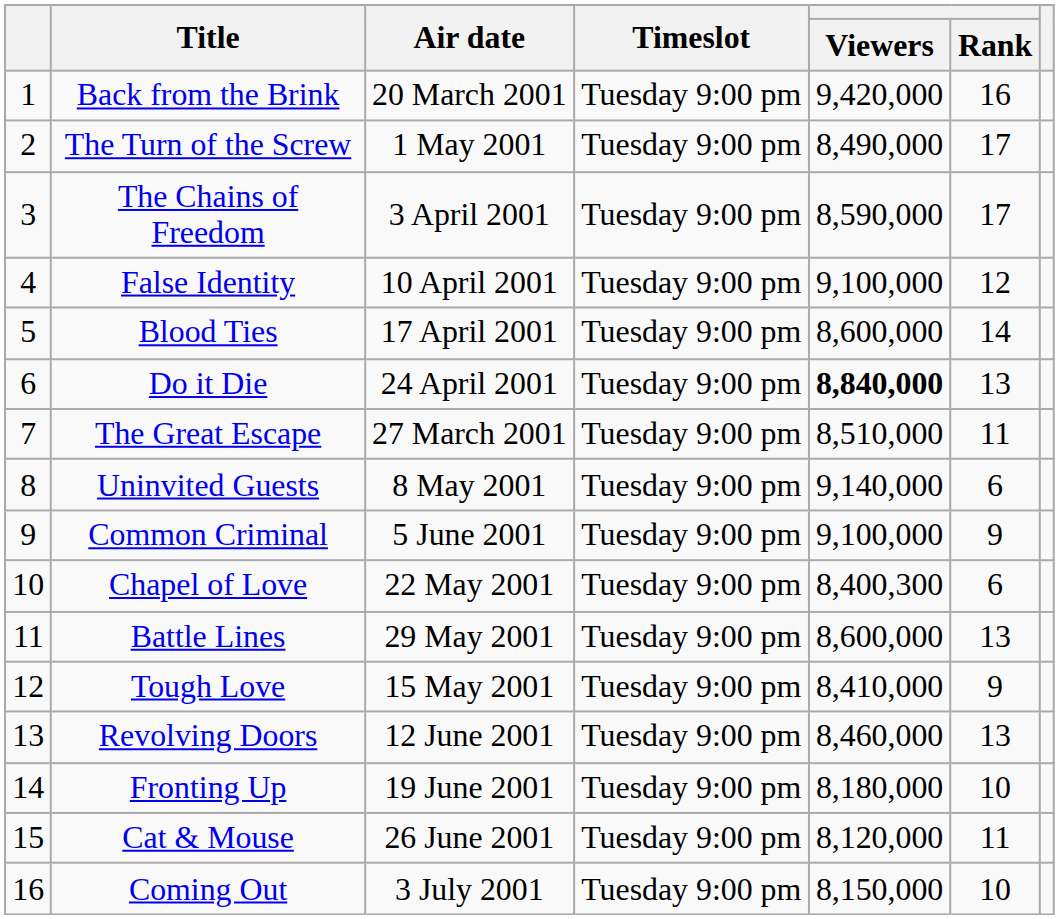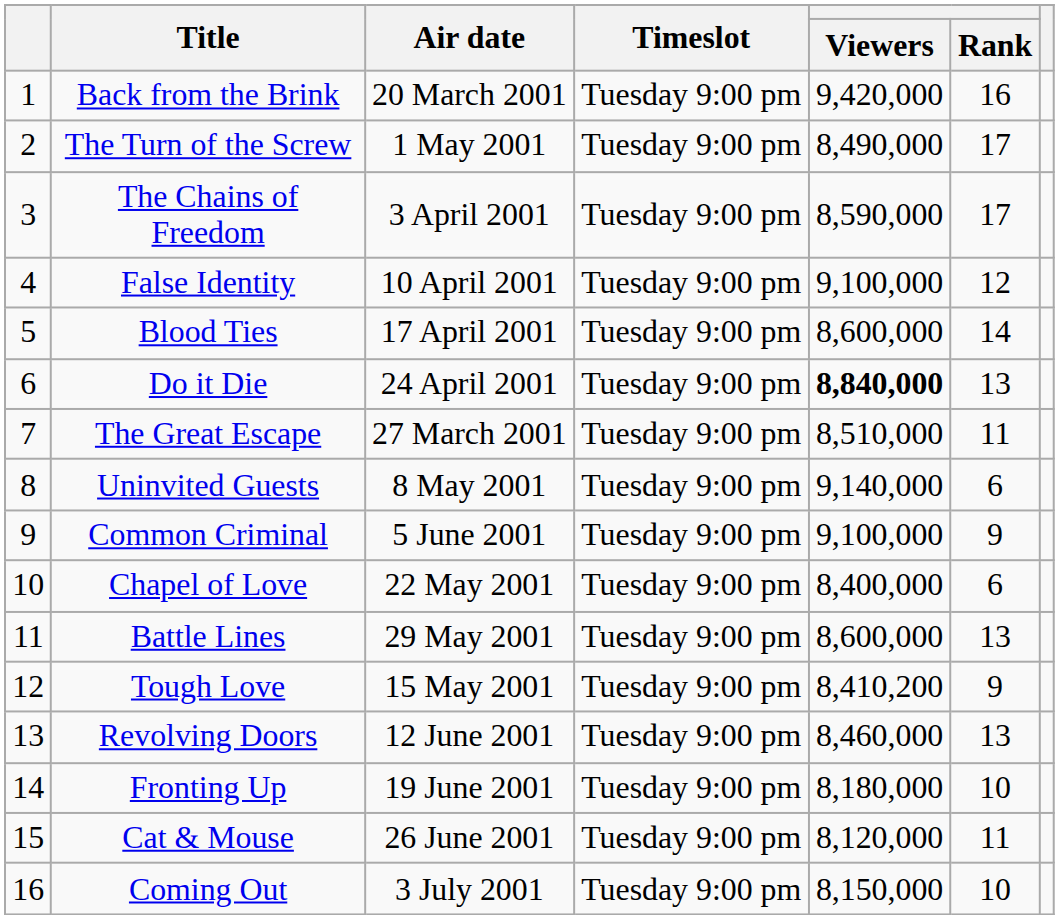(880, 585) 8,400,300 -> (880, 585) 8,400,000
(880, 686) 8,410,000 -> (880, 686) 8,410,200
